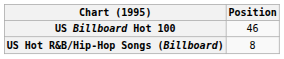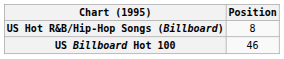rows swapped: (115, 29) <-> (115, 45)
